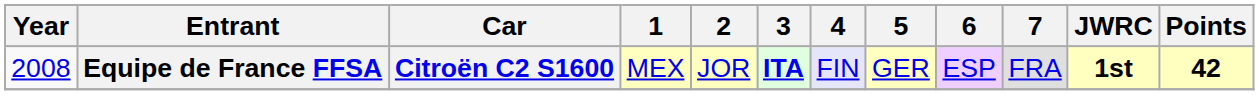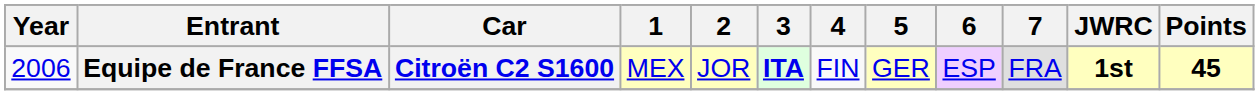(41, 68) 2008 -> (41, 68) 2006
(838, 68) lavender background -> (838, 68) no background
(1206, 68) 42 -> (1206, 68) 45
